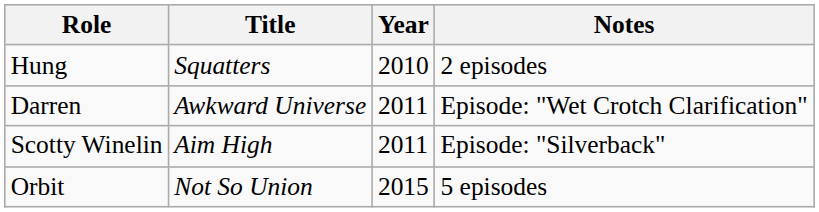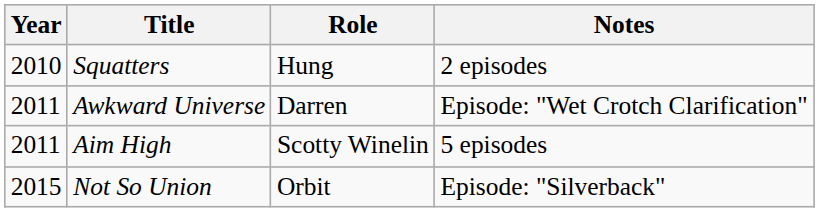columns swapped: (403, 24) <-> (87, 24)
(553, 145) Episode: "Silverback" -> (494, 145) 5 episodes
(494, 186) 5 episodes -> (553, 186) Episode: "Silverback"
